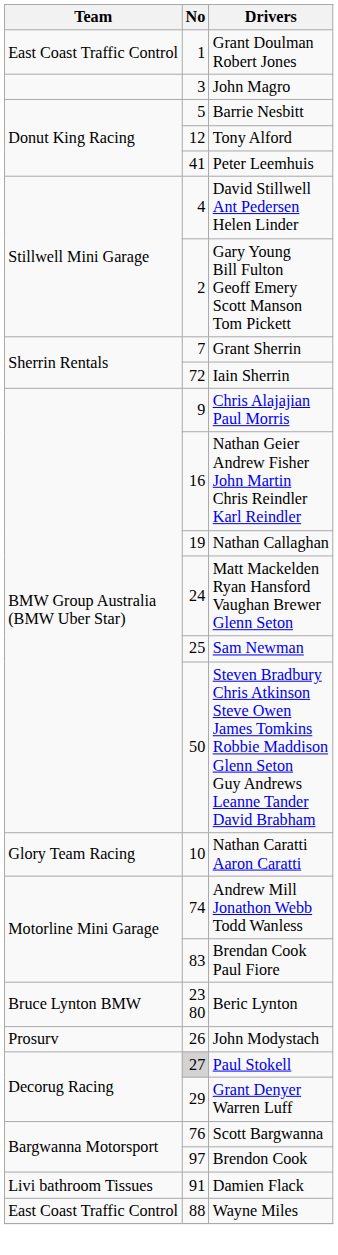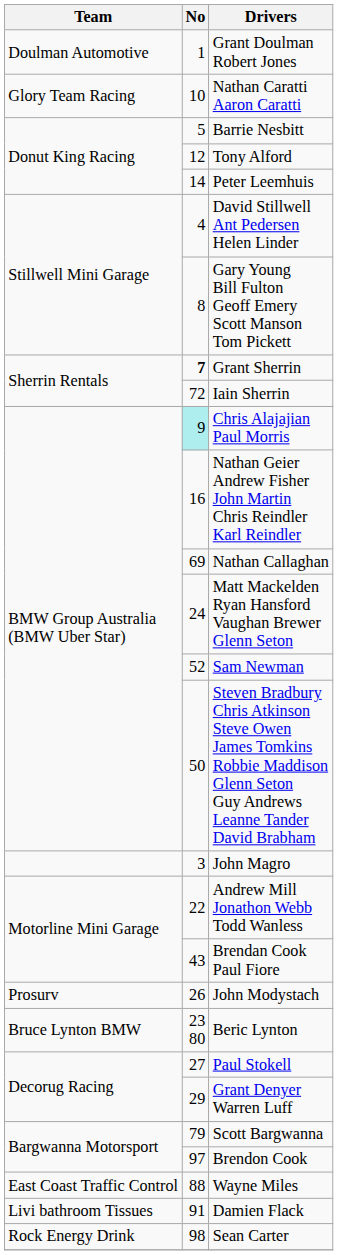(93, 52) East Coast Traffic Control -> (78, 52) Doulman Automotive
rows swapped: (252, 86) <-> (260, 854)
(197, 163) 41 -> (197, 181) 14
(201, 287) 2 -> (201, 305) 8
(201, 349) normal -> (201, 367) bold
(201, 409) no background -> (201, 428) paleturquoise background
(197, 543) 19 -> (197, 561) 69
(197, 648) 25 -> (197, 666) 52
(197, 907) 74 -> (197, 907) 22
(197, 960) 83 -> (197, 960) 43
rows swapped: (255, 1004) <-> (266, 1038)
(197, 1064) lightgrey background -> (197, 1064) no background
(197, 1133) 76 -> (197, 1133) 79
rows swapped: (255, 1210) <-> (258, 1185)
+ row: (251, 1236)
